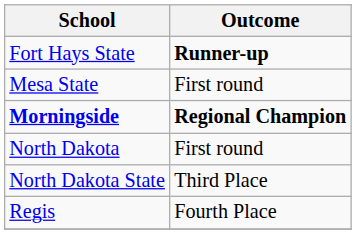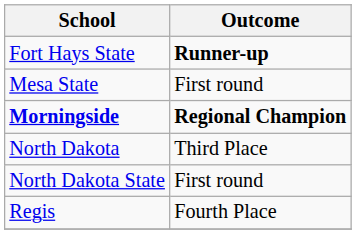(219, 148) First round -> (221, 148) Third Place
(221, 180) Third Place -> (219, 180) First round
